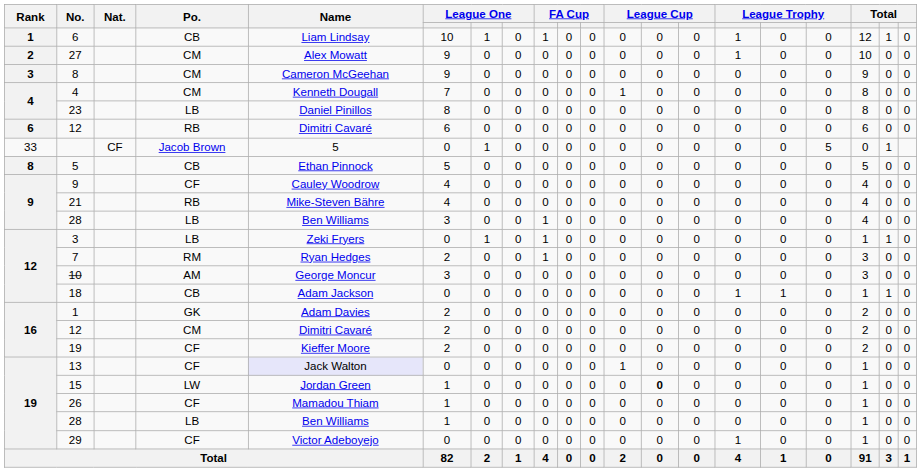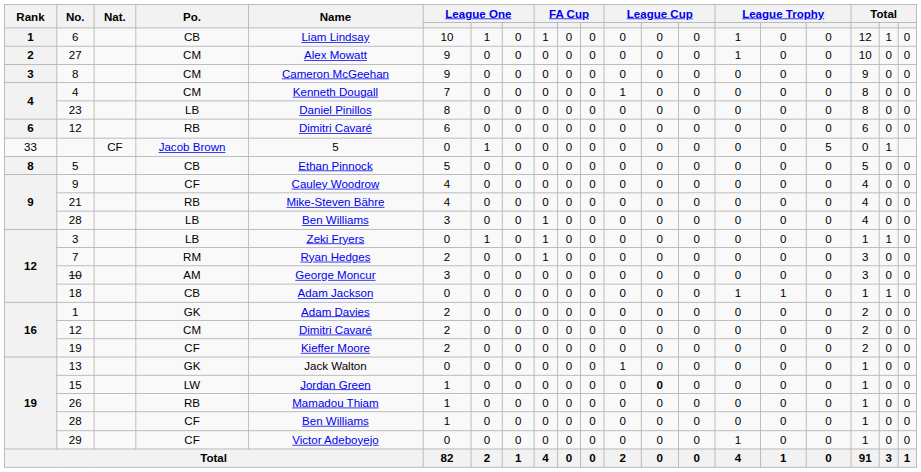(192, 367) CF -> (192, 367) GK
(335, 367) lavender background -> (335, 367) no background
(192, 403) CF -> (192, 403) RB
(192, 421) LB -> (192, 421) CF
